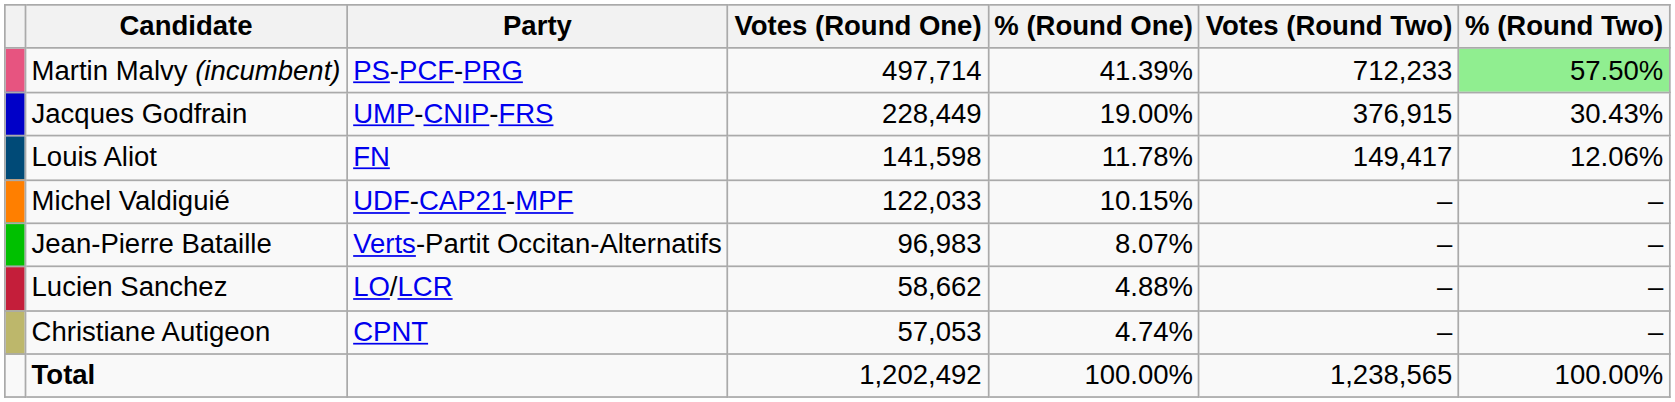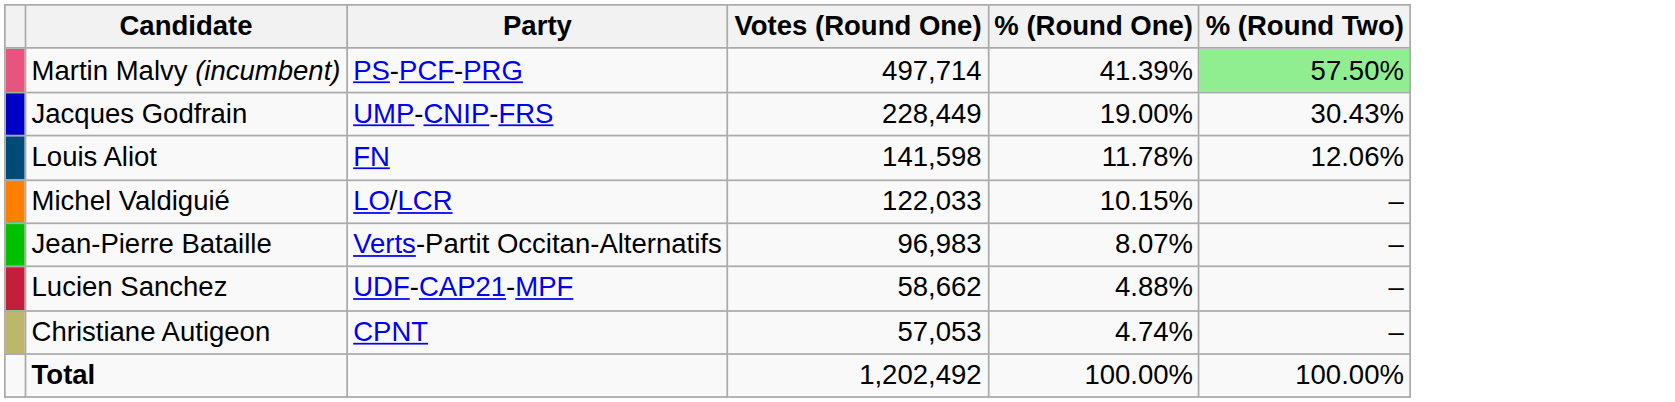- column: (1329, 26)
(463, 200) UDF-CAP21-MPF -> (403, 200) LO/LCR
(403, 288) LO/LCR -> (463, 288) UDF-CAP21-MPF
